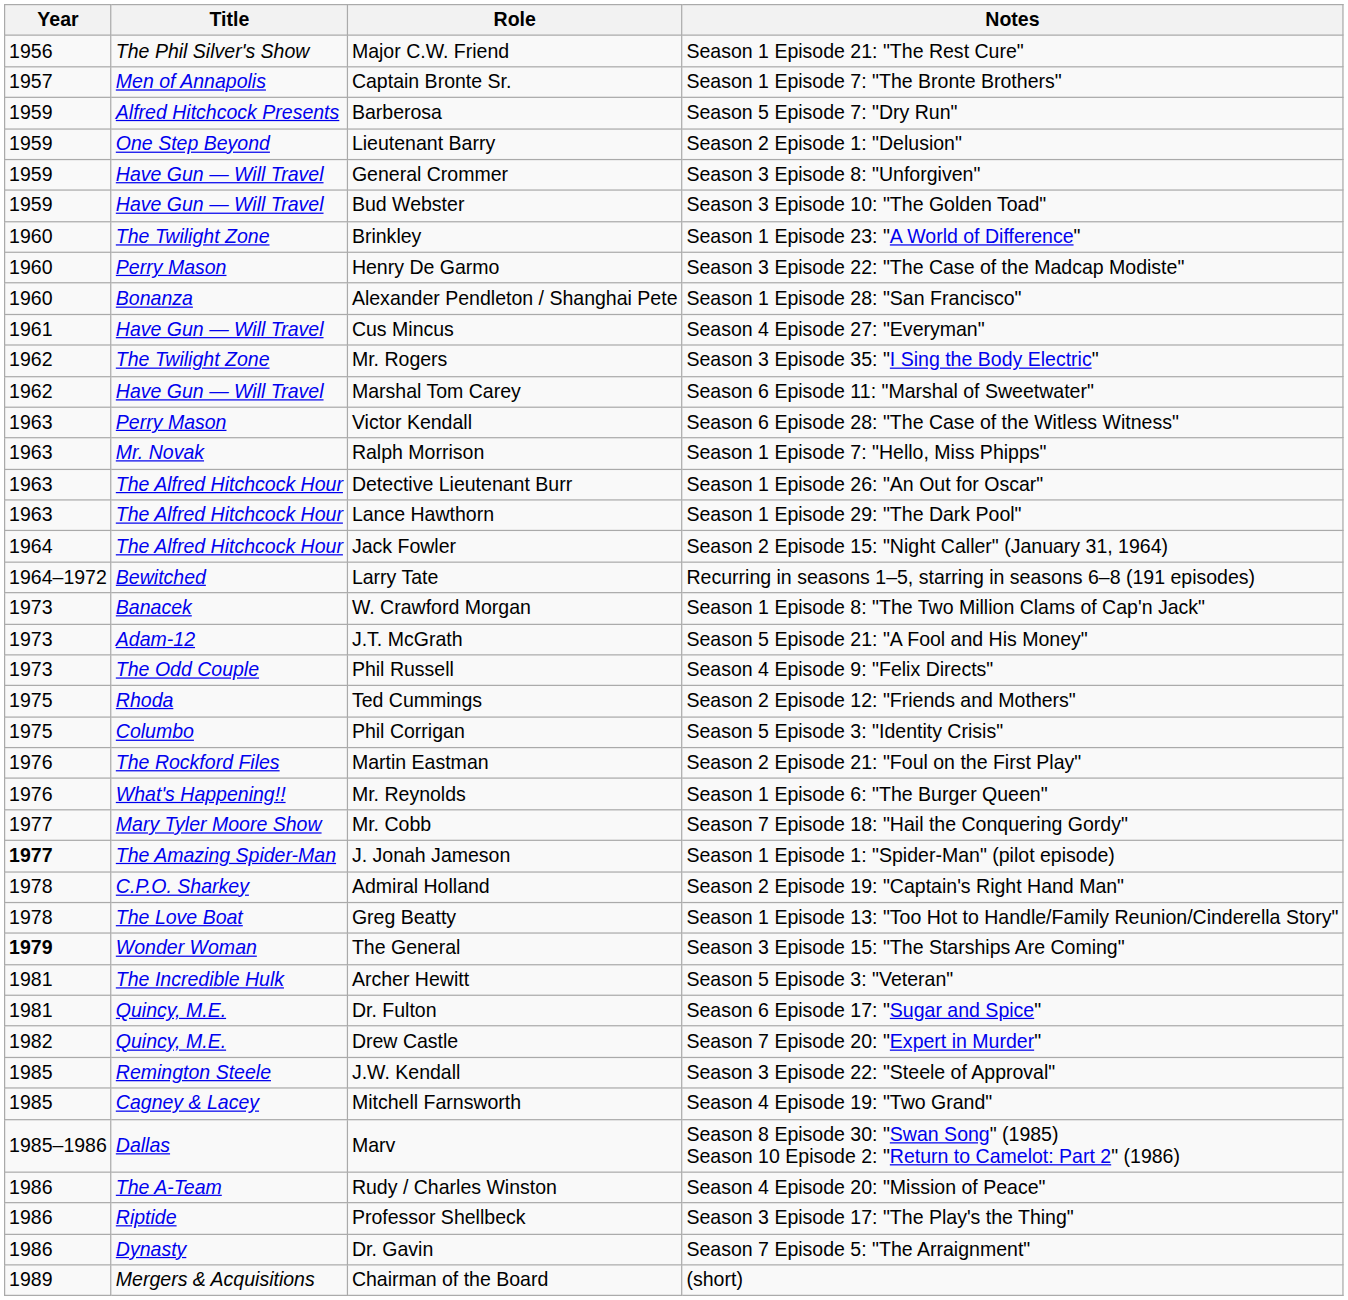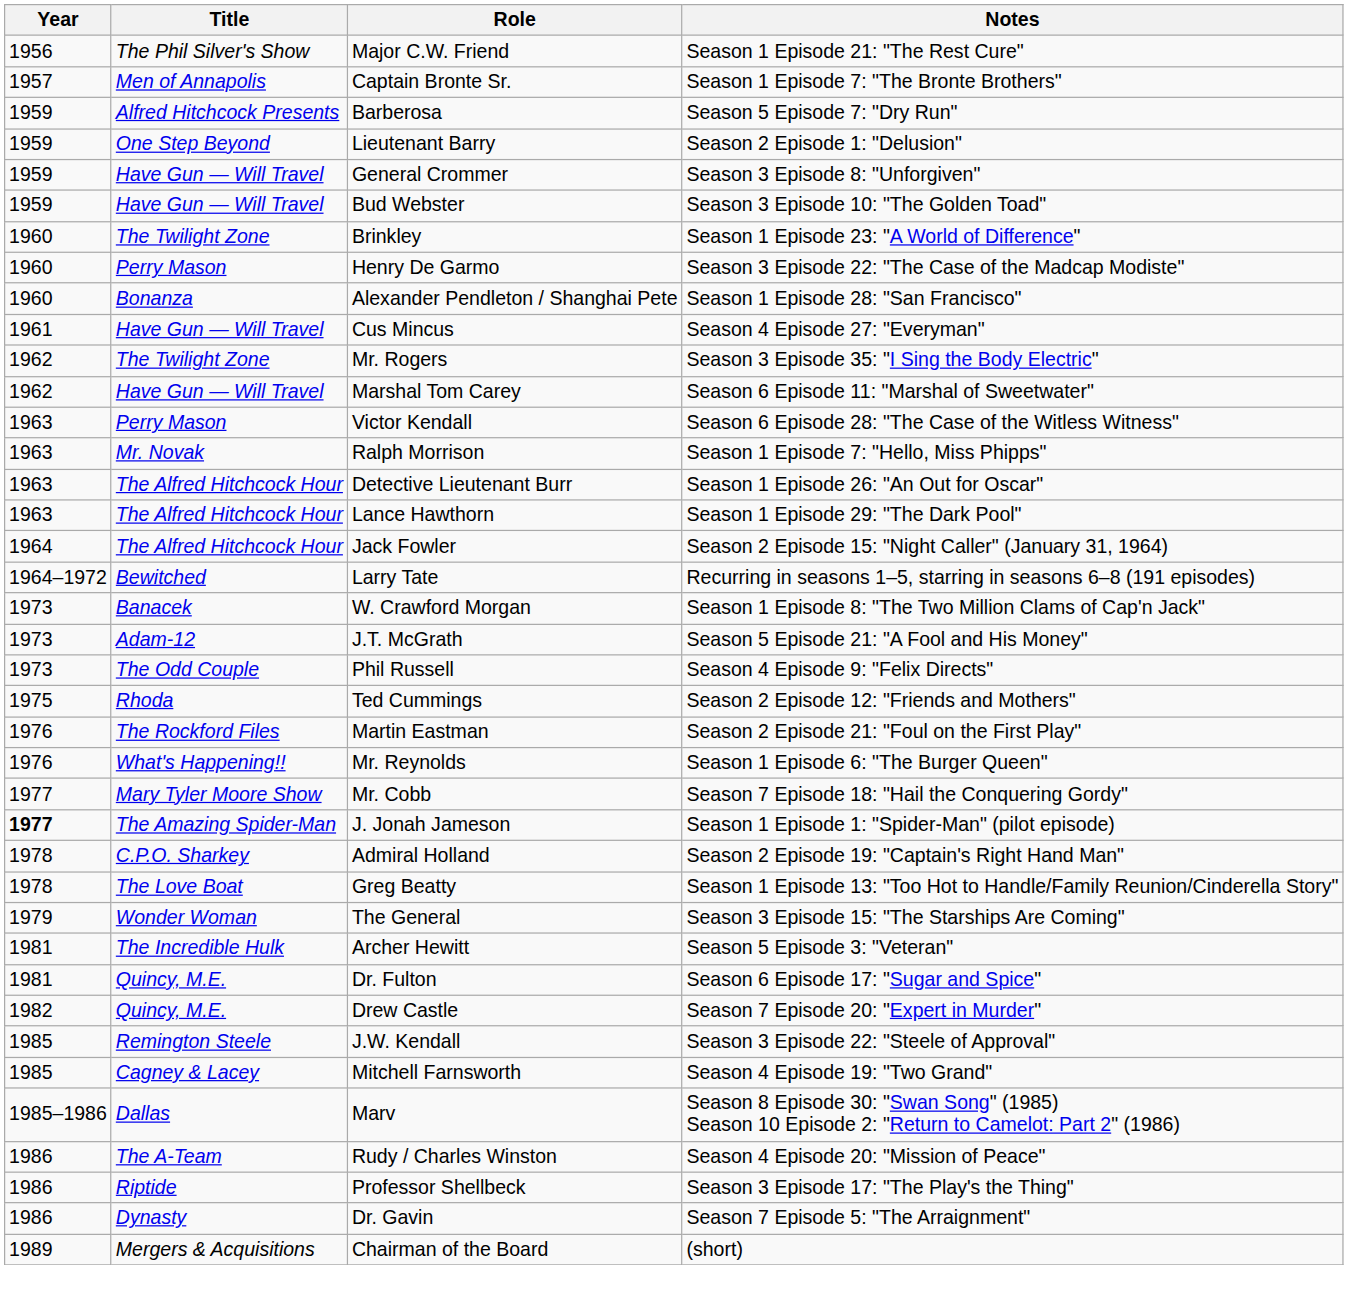- row: (408, 732)
(31, 948) bold -> (31, 917) normal
